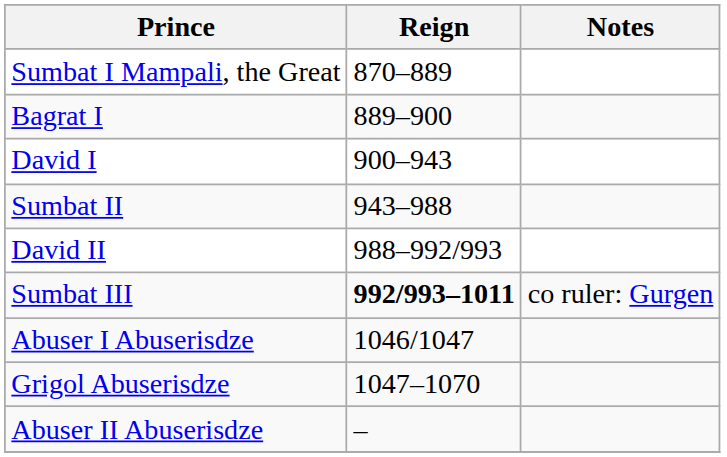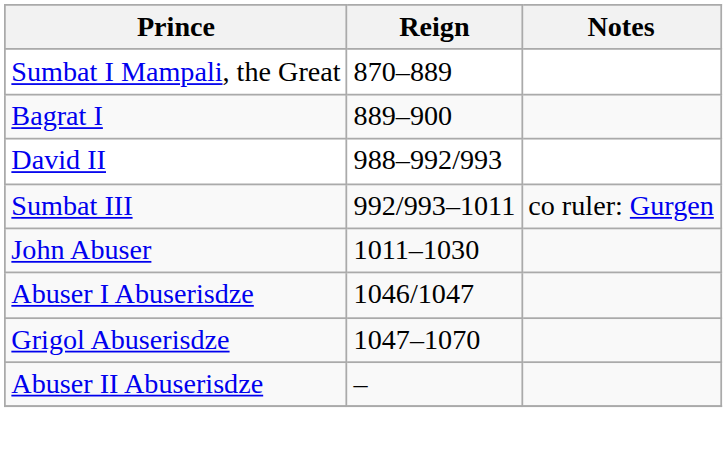- row: (54, 160)
- row: (67, 205)
(434, 294) bold -> (434, 205) normal
+ row: (81, 250)
